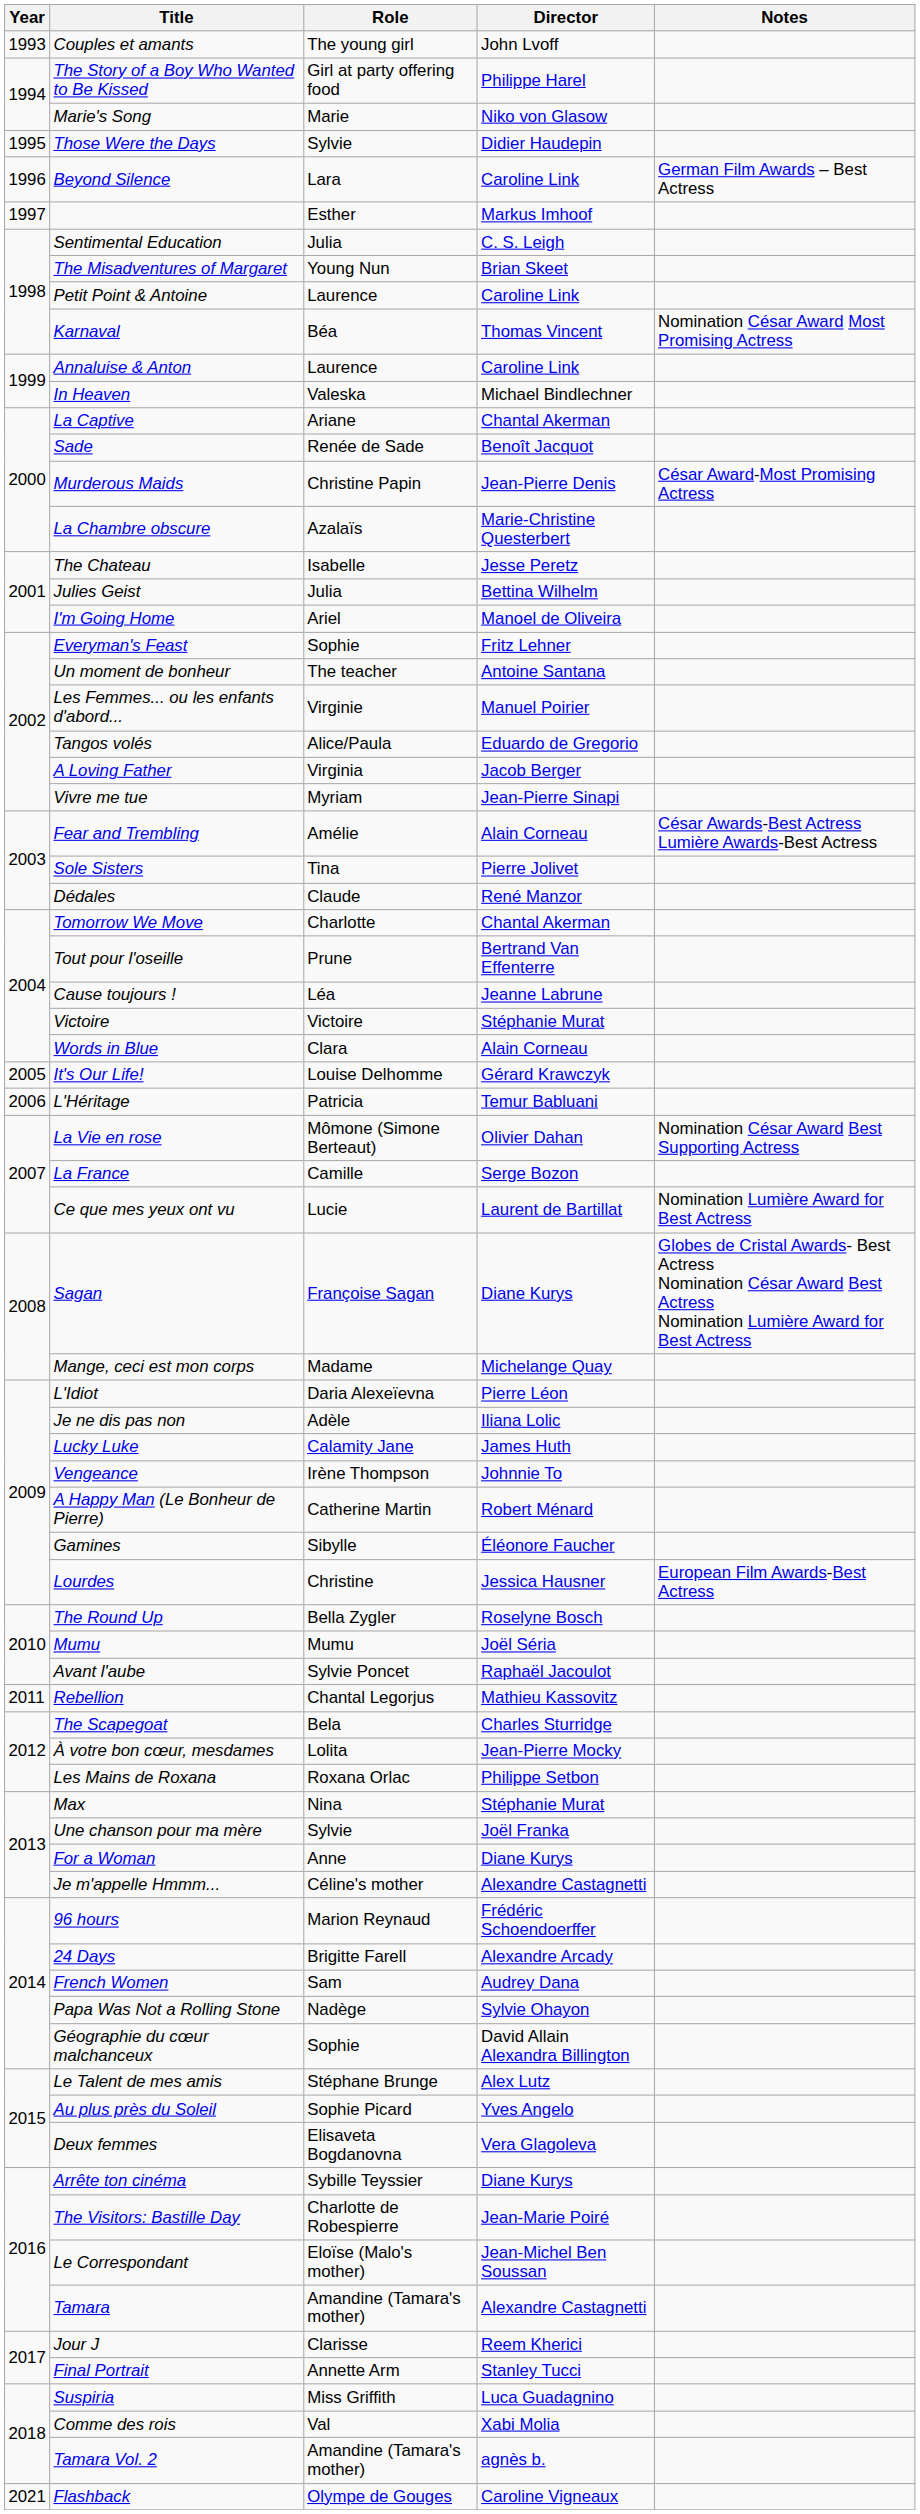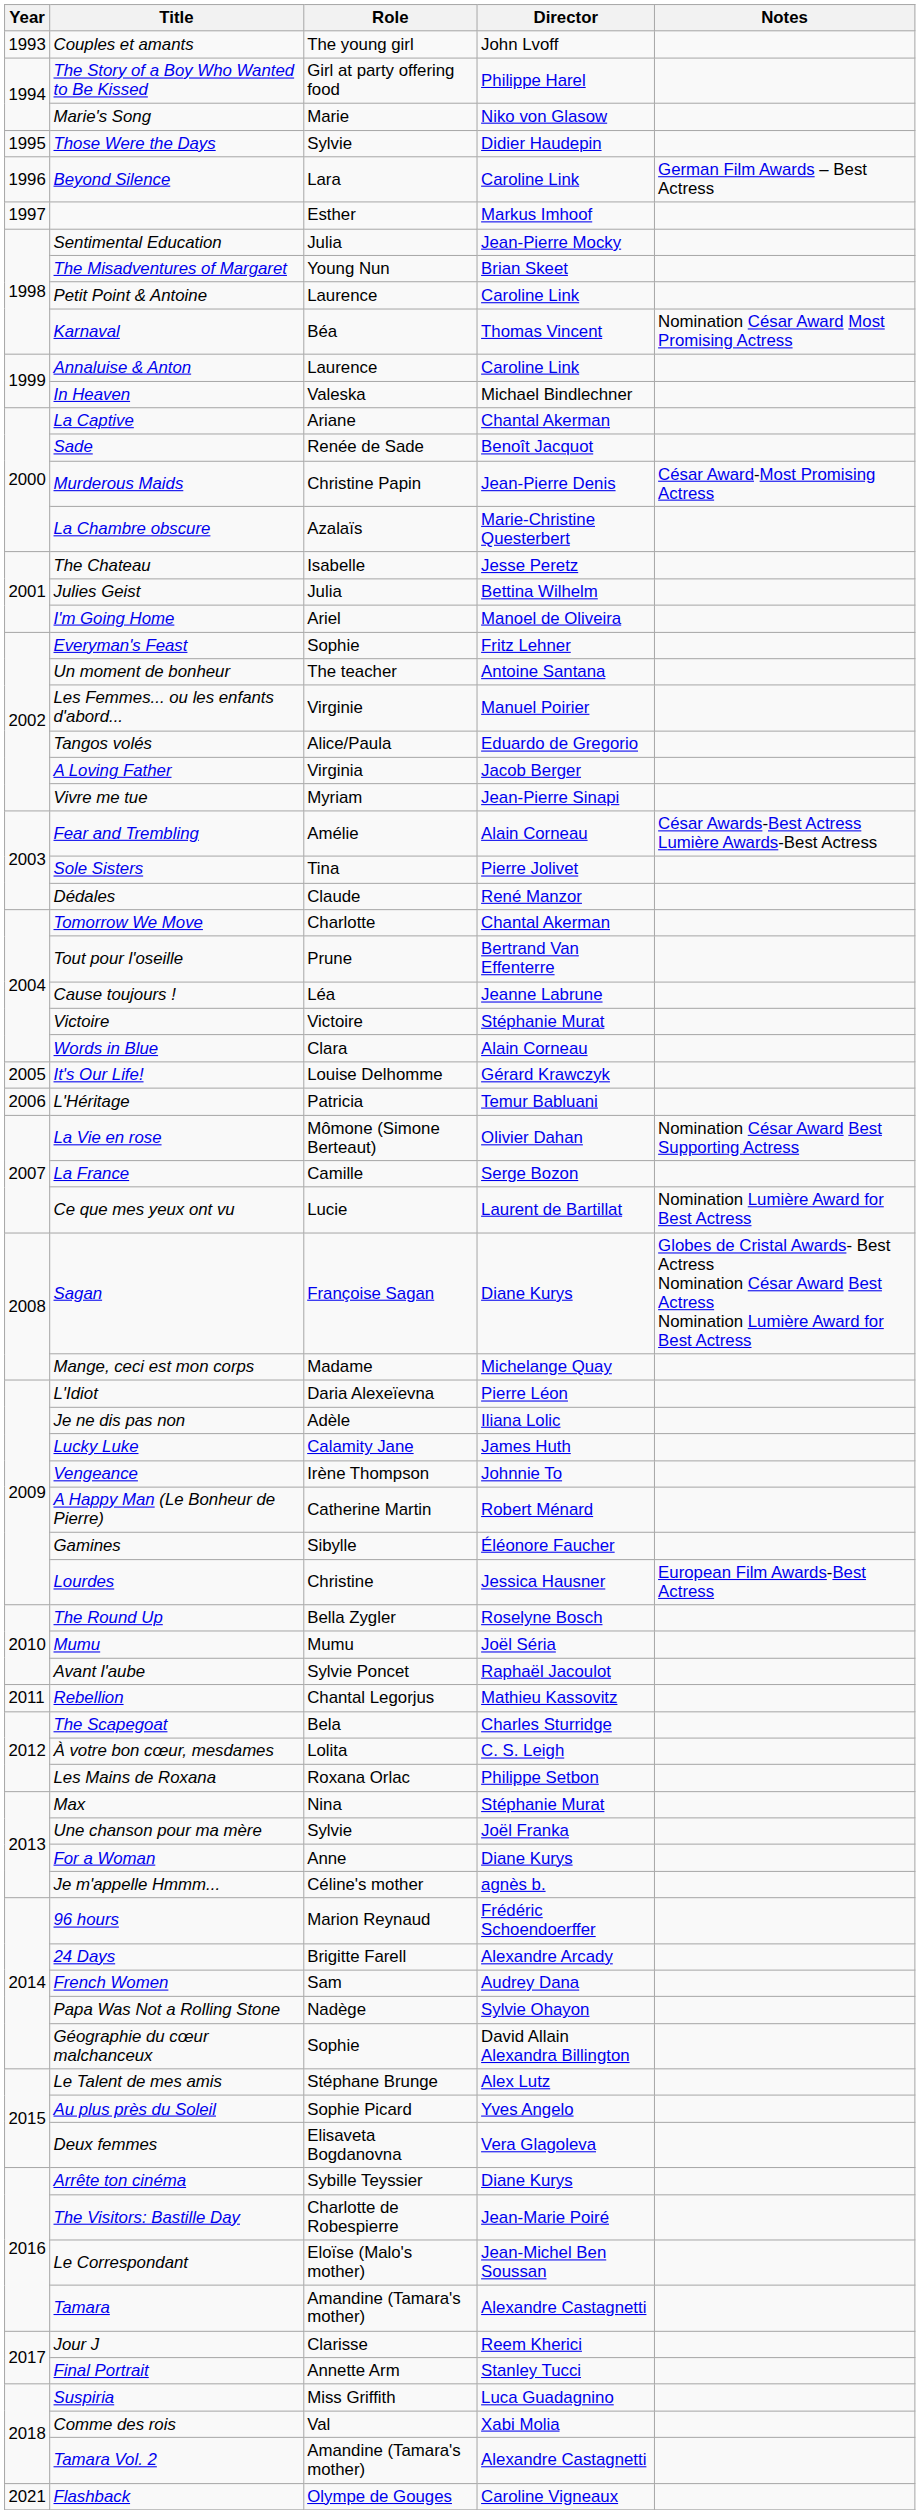(523, 242) C. S. Leigh -> (551, 242) Jean-Pierre Mocky
(551, 1751) Jean-Pierre Mocky -> (523, 1751) C. S. Leigh
(564, 1884) Alexandre Castagnetti -> (513, 1884) agnès b.
(513, 2460) agnès b. -> (564, 2460) Alexandre Castagnetti
